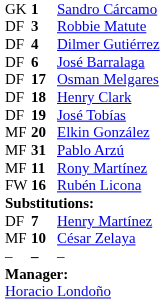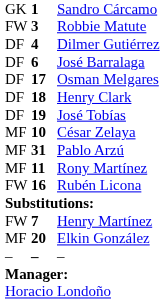(15, 26) DF -> (16, 26) FW
rows swapped: (103, 132) <-> (96, 238)
(15, 220) DF -> (16, 220) FW
